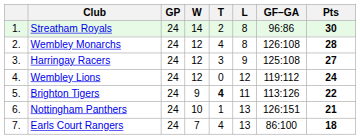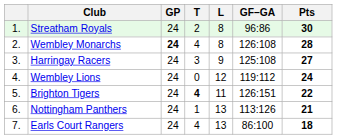- column: (197, 12)
(173, 45) normal -> (173, 45) bold
(281, 93) 113:126 -> (257, 93) 126:151
(281, 110) 126:151 -> (257, 110) 113:126
